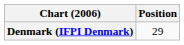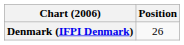(158, 31) 29 -> (158, 31) 26
